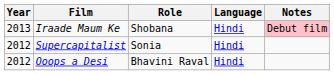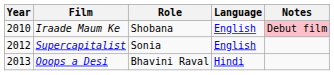(19, 29) 2013 -> (19, 29) 2010
(229, 29) Hindi -> (235, 29) English
(229, 45) Hindi -> (235, 45) English
(19, 61) 2012 -> (19, 61) 2013
